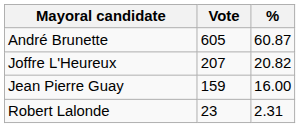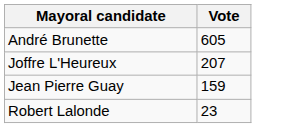- column: (273, 16)
